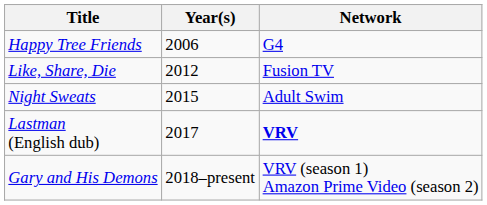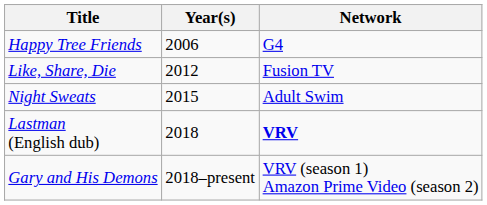(182, 132) 2017 -> (182, 132) 2018
